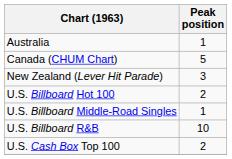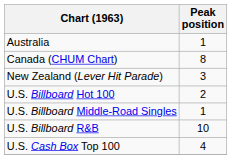(203, 59) 5 -> (203, 59) 8
(203, 146) 2 -> (203, 146) 4
